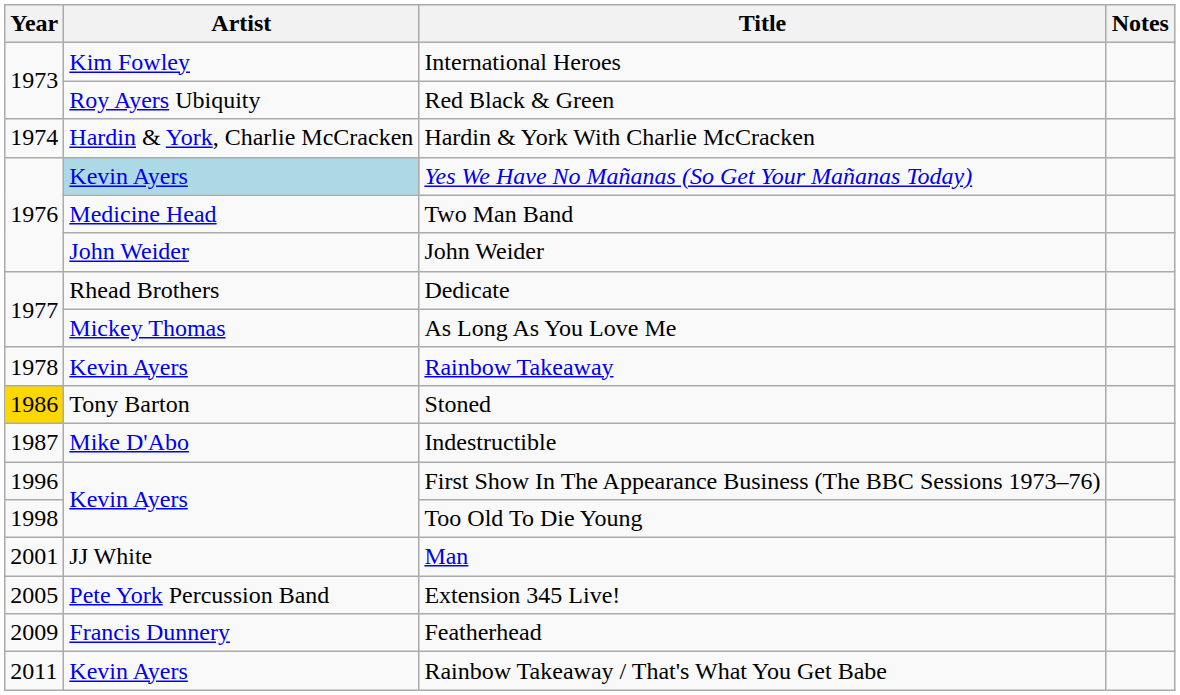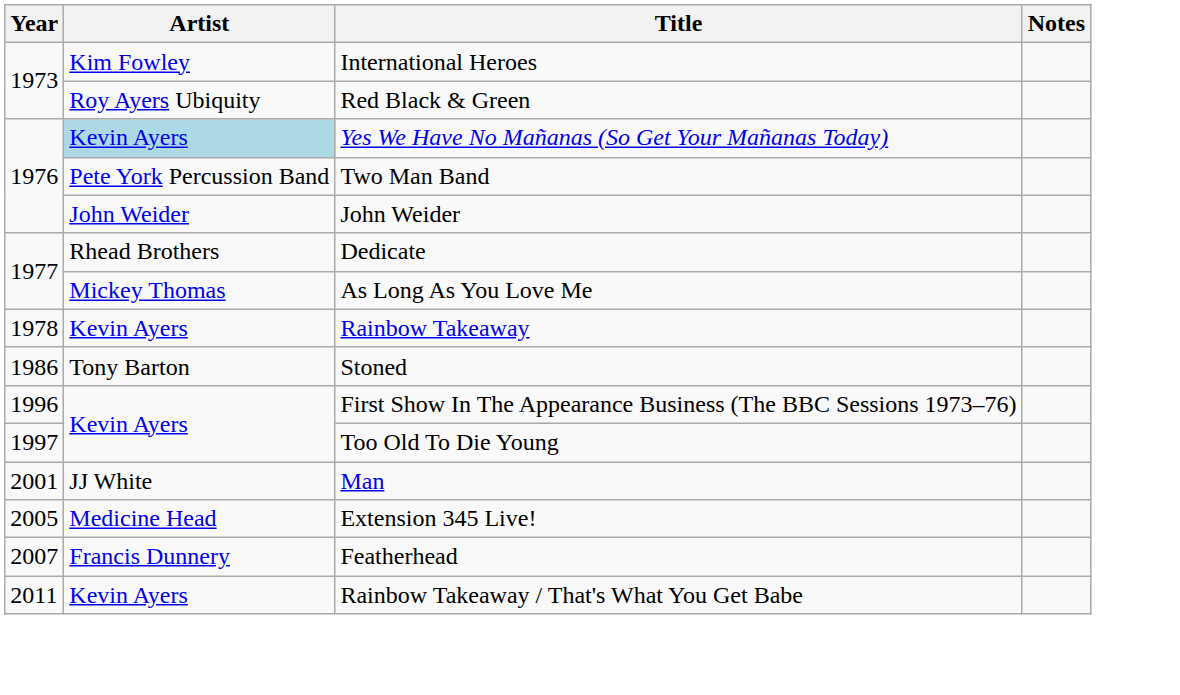- row: (620, 137)
(143, 213) Medicine Head -> (199, 175) Pete York Percussion Band
(34, 404) gold background -> (34, 366) no background
- row: (490, 442)
(34, 518) 1998 -> (34, 442) 1997
(199, 594) Pete York Percussion Band -> (143, 518) Medicine Head
(34, 632) 2009 -> (34, 556) 2007
